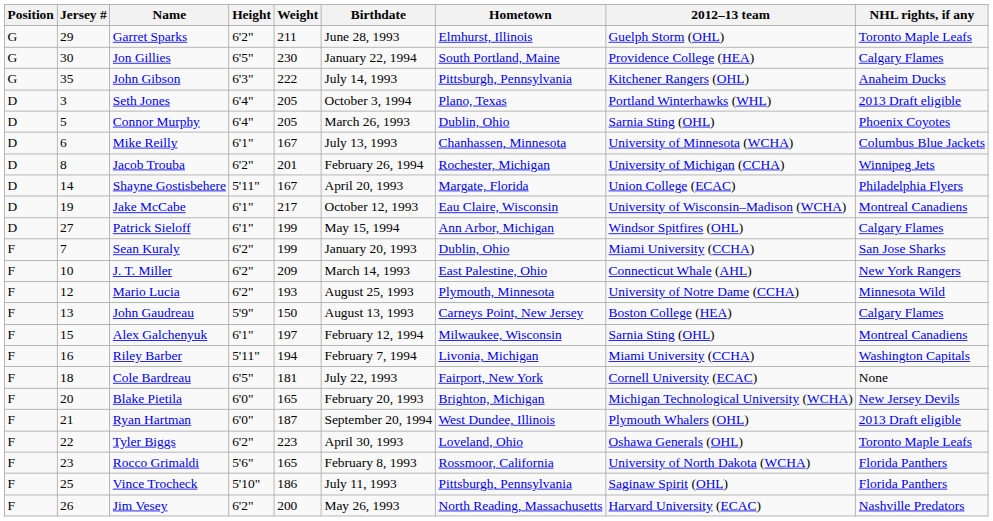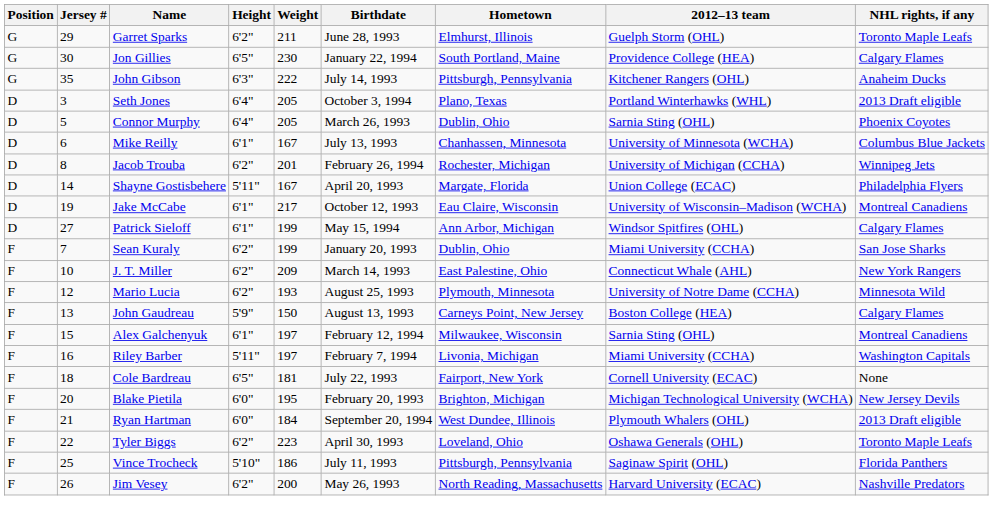(287, 356) 194 -> (287, 356) 197
(287, 398) 165 -> (287, 398) 195
(287, 420) 187 -> (287, 420) 184
- row: (156, 462)
